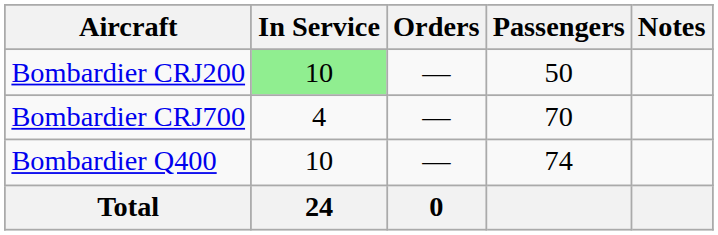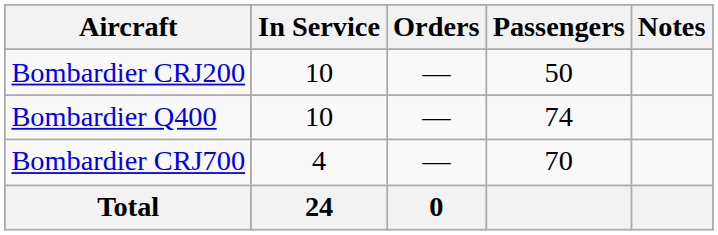(319, 71) lightgreen background -> (319, 71) no background
rows swapped: (128, 116) <-> (114, 161)
